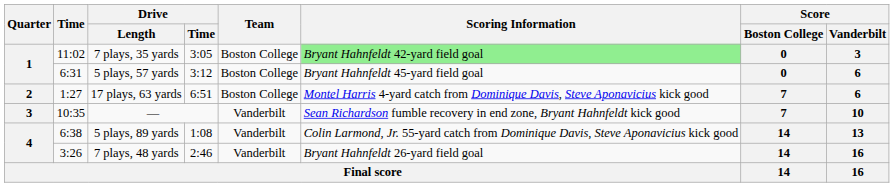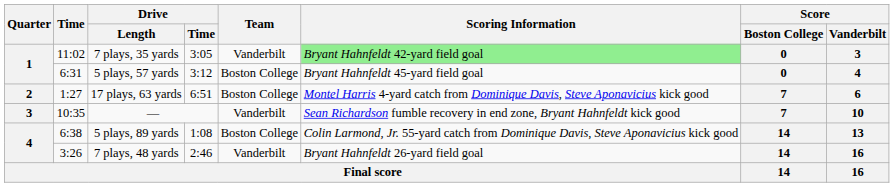(259, 53) Boston College -> (259, 53) Vanderbilt
(858, 73) 6 -> (858, 73) 4
(259, 133) Vanderbilt -> (259, 133) Boston College
